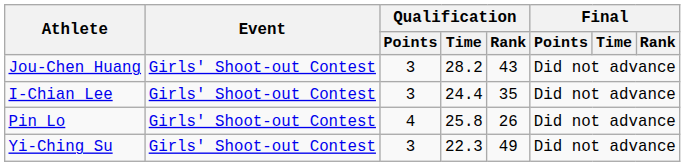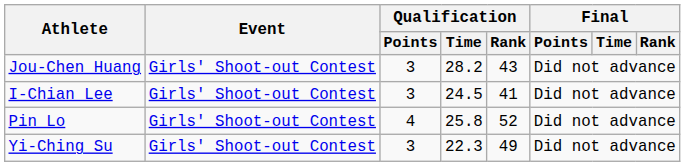(464, 94) 24.4 -> (464, 94) 24.5
(508, 94) 35 -> (508, 94) 41
(508, 121) 26 -> (508, 121) 52
